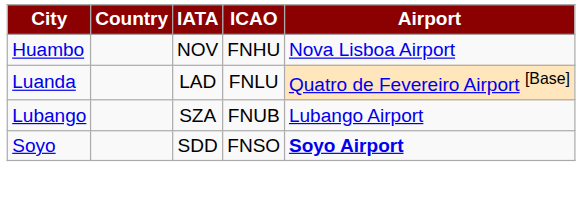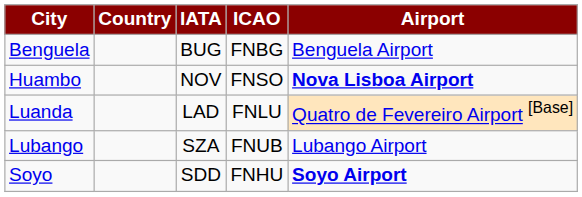+ row: (49, 49)
(254, 49) FNHU -> (257, 79) FNSO
(372, 49) normal -> (383, 79) bold
(254, 145) FNSO -> (257, 175) FNHU
